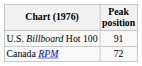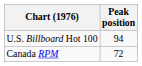(119, 38) 91 -> (119, 38) 94
